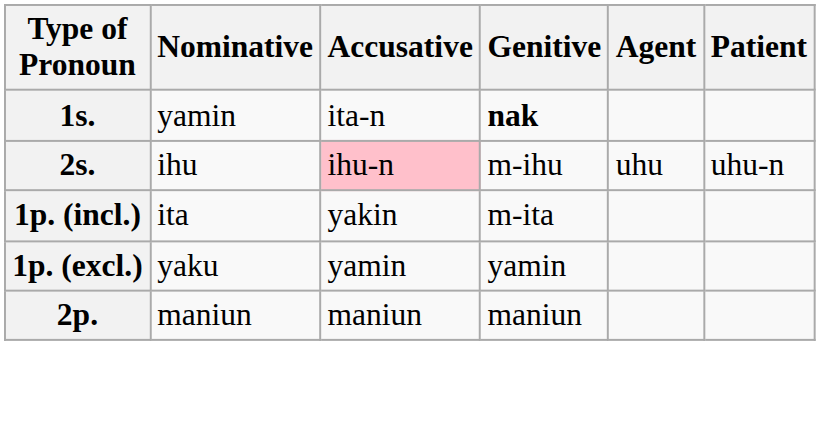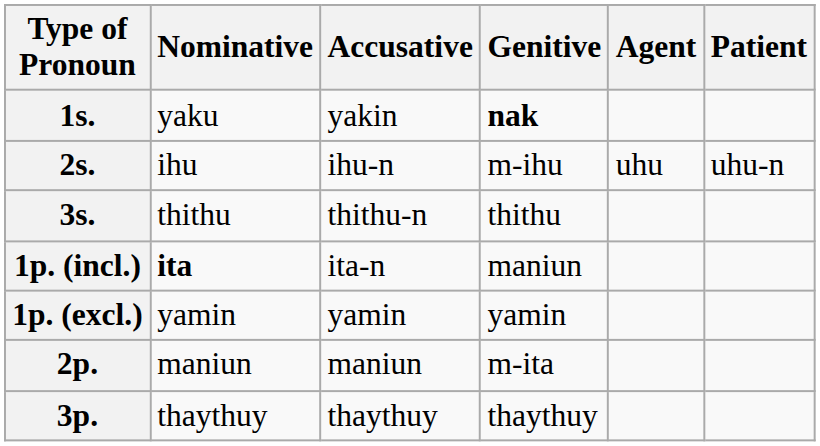(197, 114) yamin -> (188, 114) yaku
(356, 114) ita-n -> (363, 114) yakin
(361, 164) pink background -> (361, 164) no background
+ row: (77, 214)
(173, 214) normal -> (175, 264) bold
(363, 214) yakin -> (356, 264) ita-n
(521, 214) m-ita -> (535, 264) maniun
(188, 264) yaku -> (197, 314) yamin
(535, 314) maniun -> (521, 364) m-ita
+ row: (77, 414)
